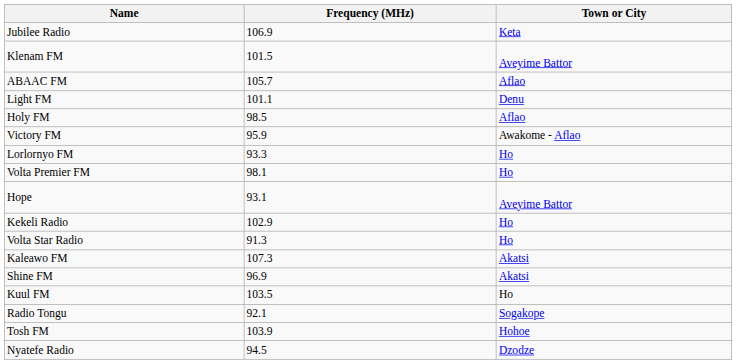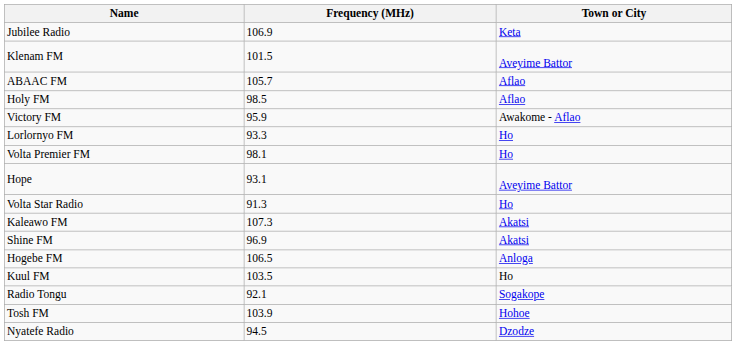- row: (29, 99)
- row: (38, 222)
+ row: (35, 258)
